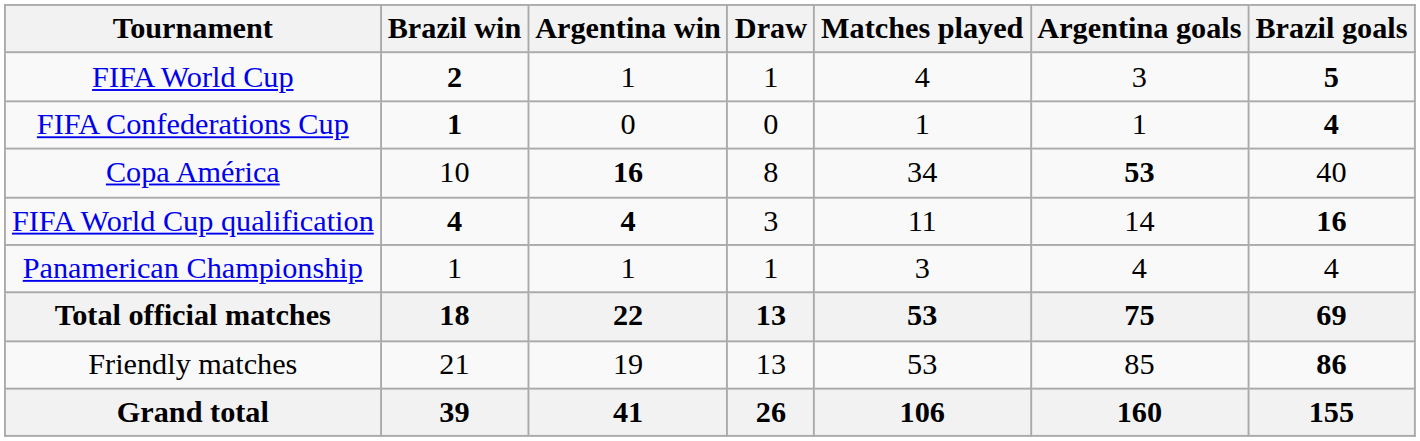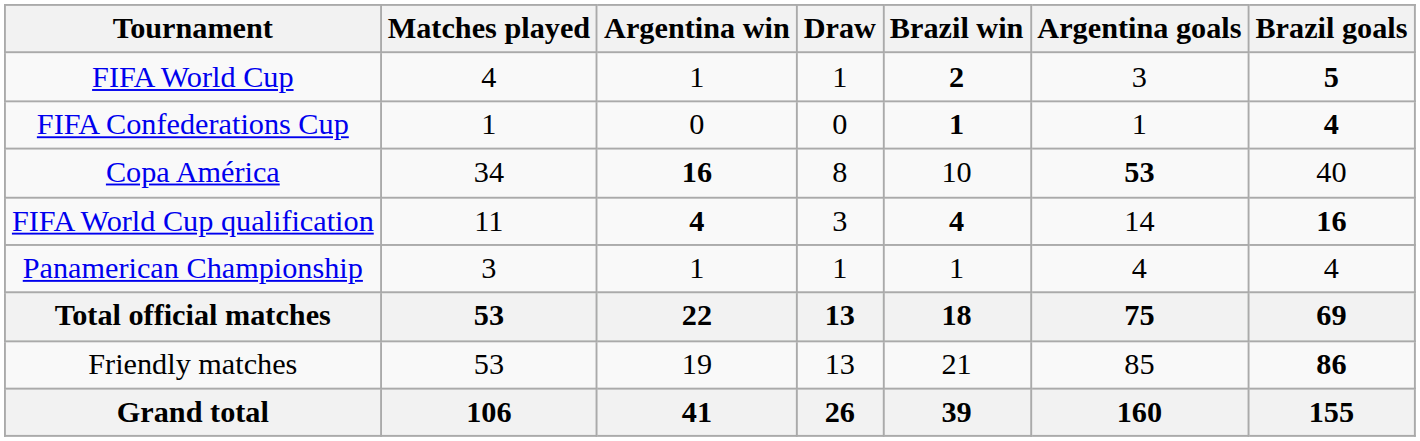columns swapped: (922, 28) <-> (454, 28)
